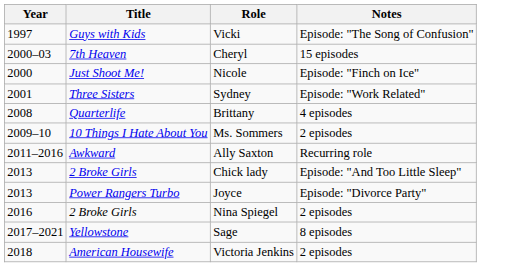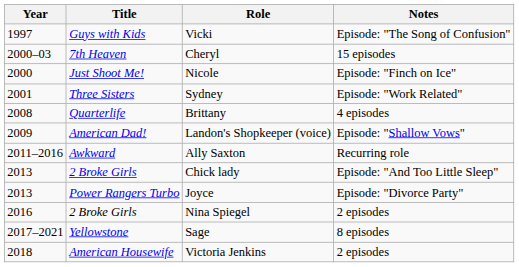+ row: (258, 133)
- row: (248, 133)
